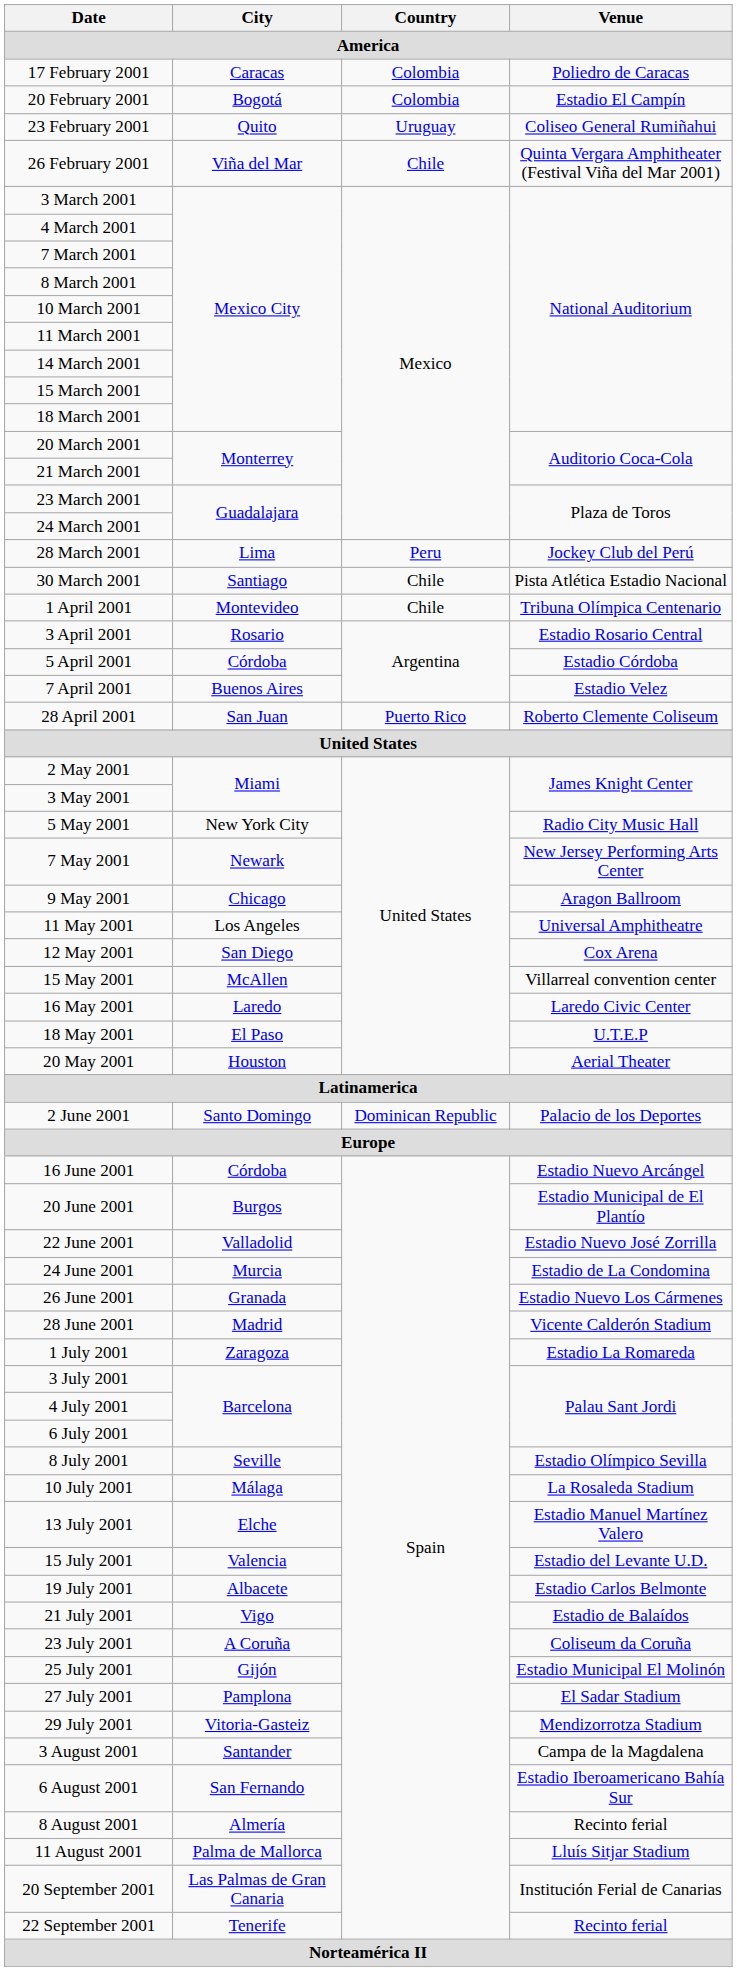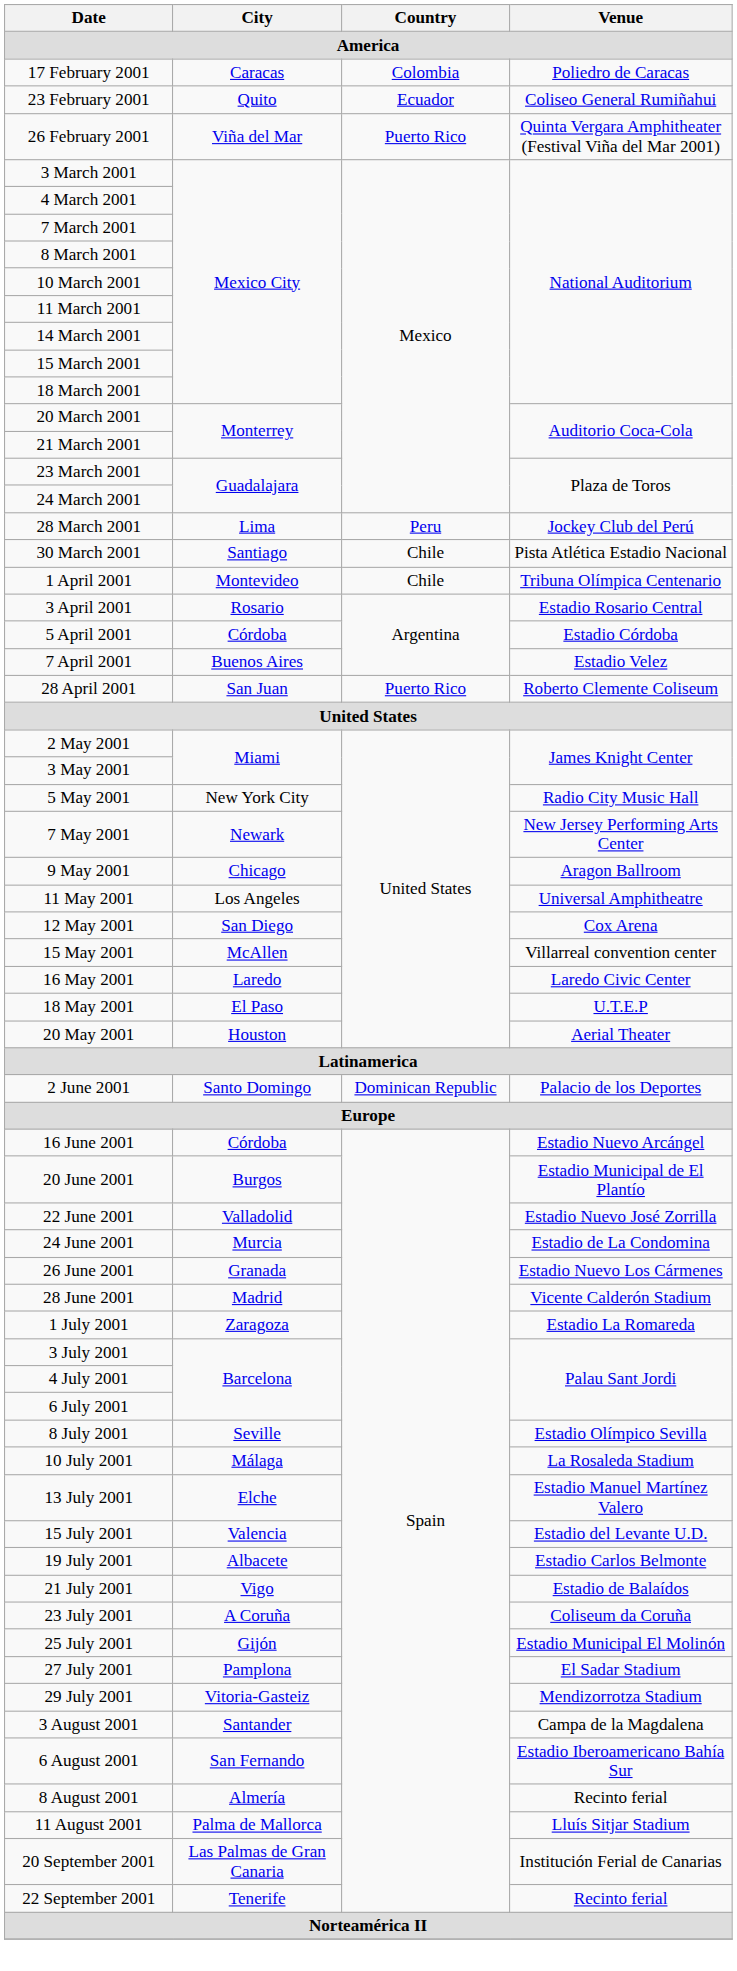- row: (89, 99)
(426, 126) Uruguay -> (426, 99) Ecuador
(426, 163) Chile -> (426, 136) Puerto Rico
